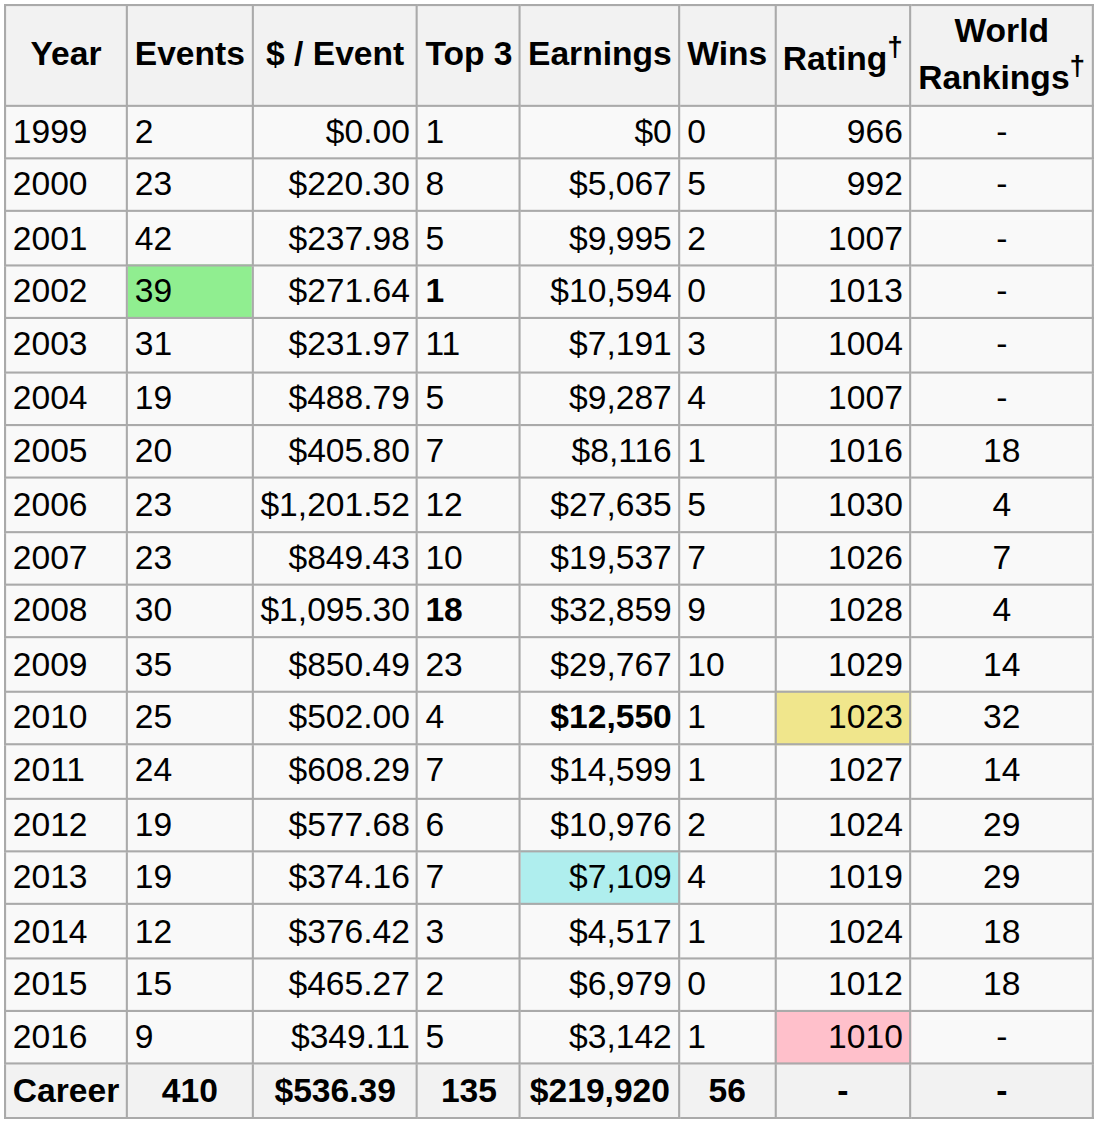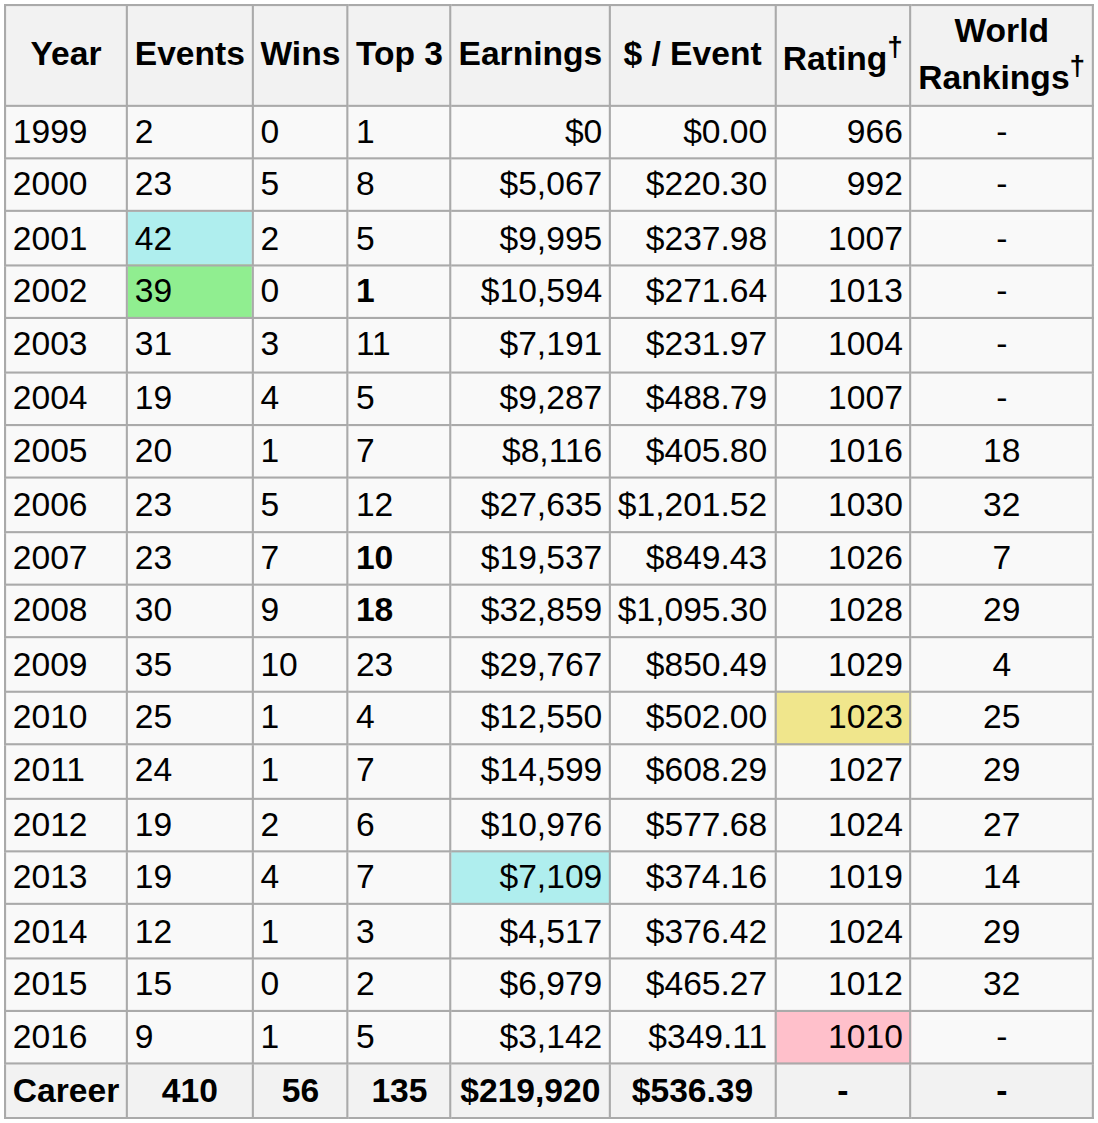columns swapped: (727, 54) <-> (335, 54)
(153, 237) no background -> (153, 237) paleturquoise background
(1002, 504) 4 -> (1002, 504) 32
(444, 557) normal -> (375, 557) bold
(1002, 610) 4 -> (1002, 610) 29
(1002, 664) 14 -> (1002, 664) 4
(611, 717) bold -> (542, 717) normal
(1002, 717) 32 -> (1002, 717) 25
(1002, 770) 14 -> (1002, 770) 29
(1002, 824) 29 -> (1002, 824) 27
(1002, 877) 29 -> (1002, 877) 14
(1002, 930) 18 -> (1002, 930) 29
(1002, 983) 18 -> (1002, 983) 32
